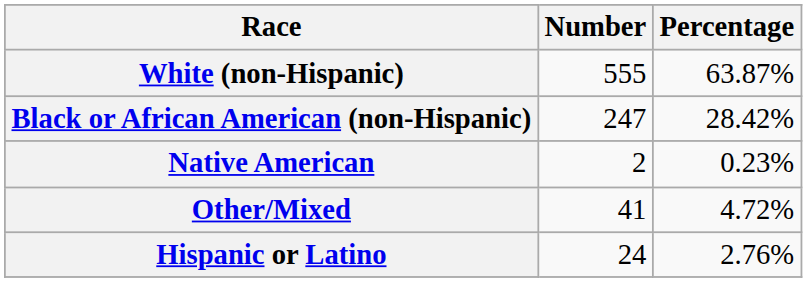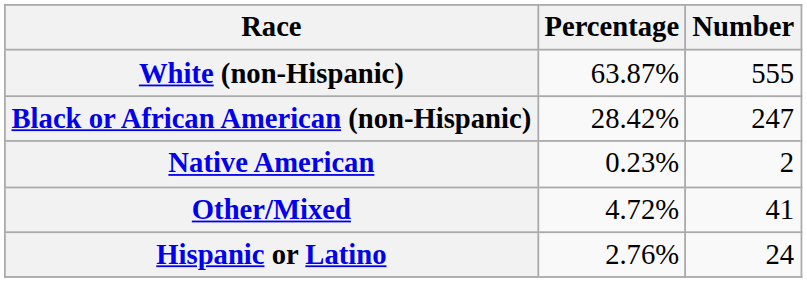columns swapped: (595, 27) <-> (727, 27)
